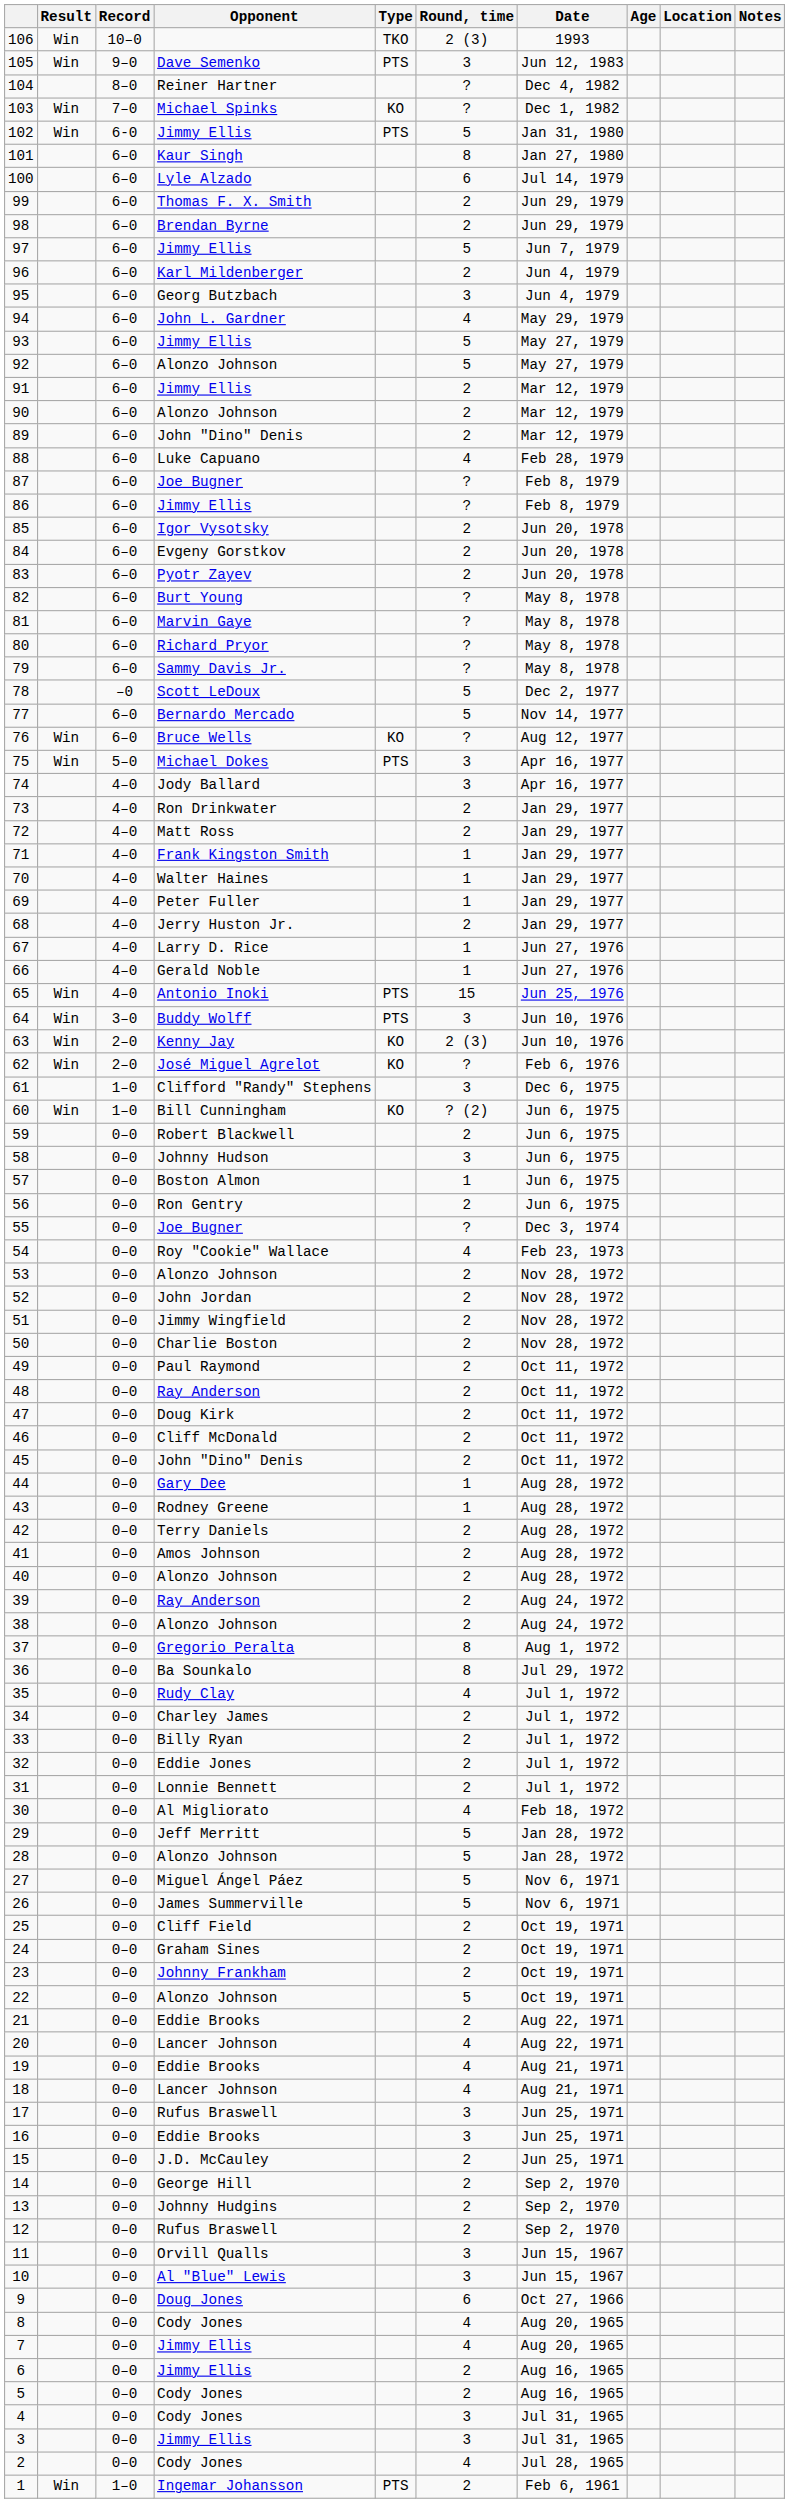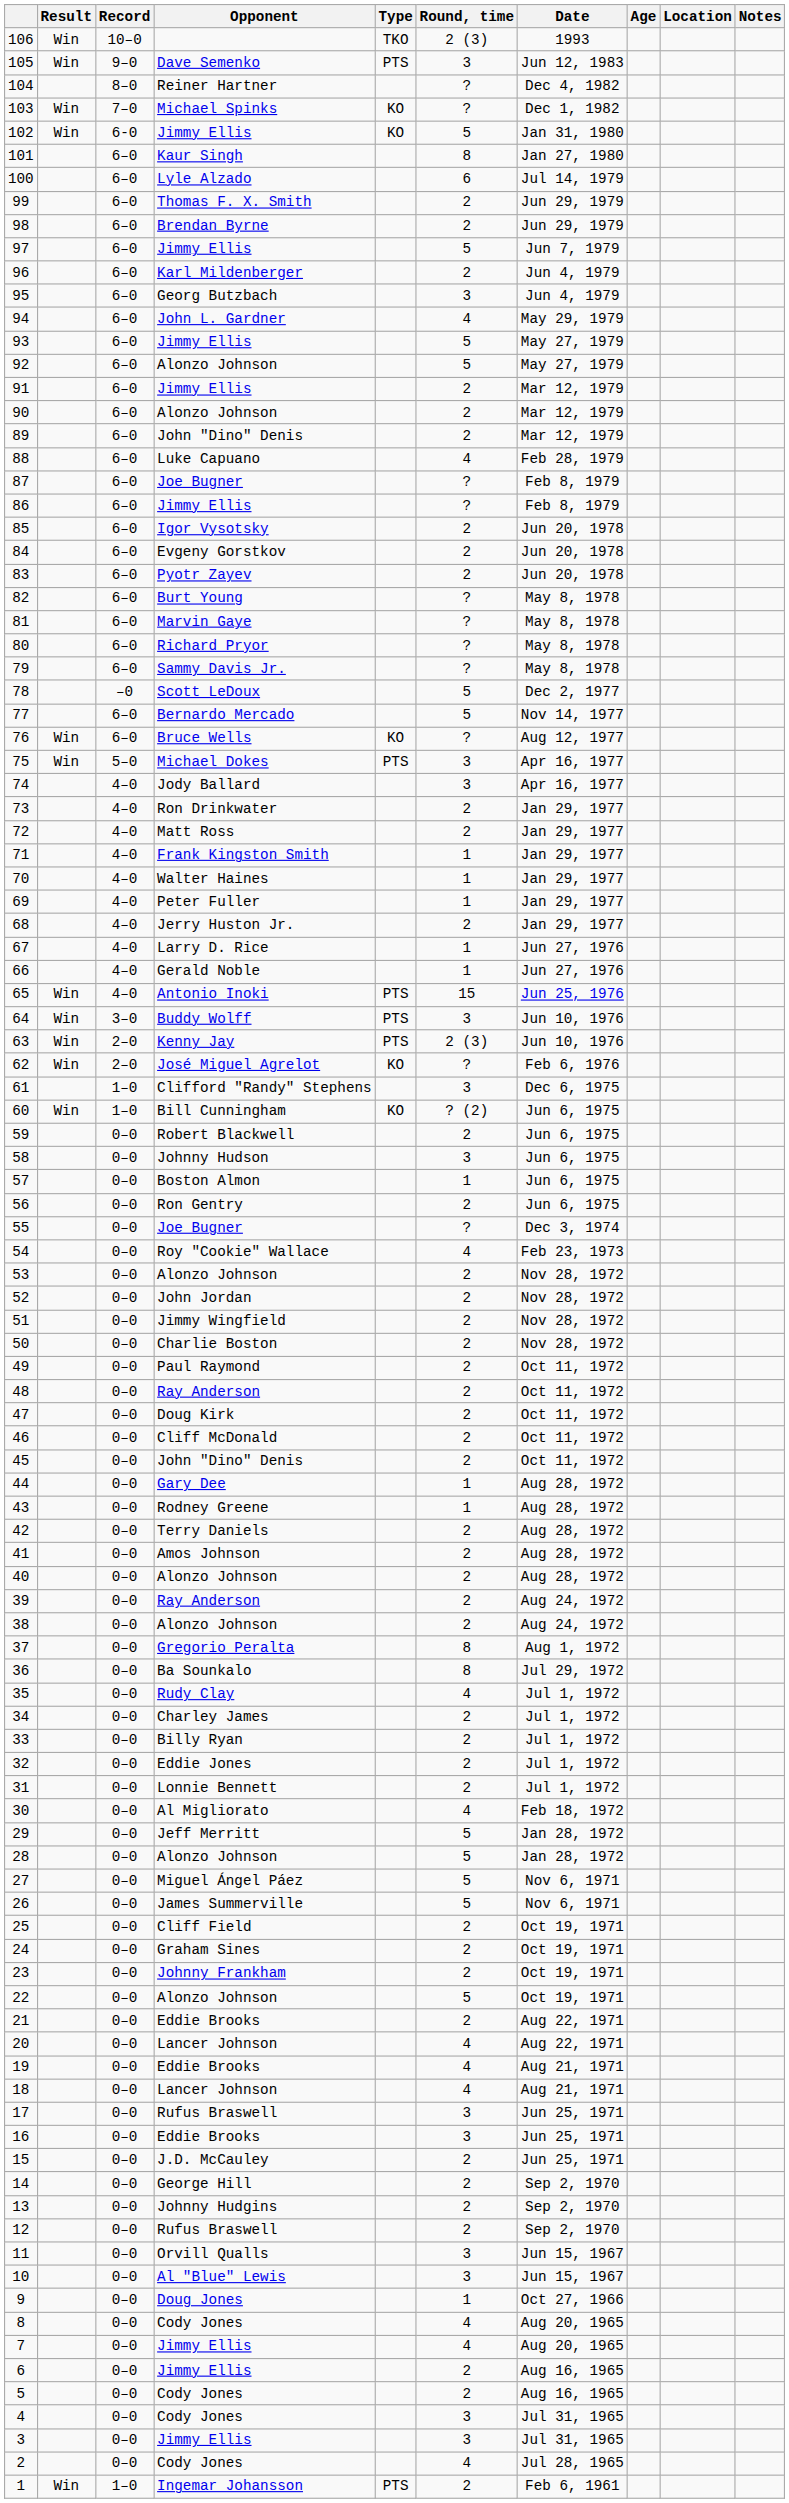(396, 133) PTS -> (396, 133) KO
(396, 1042) KO -> (396, 1042) PTS
(467, 2300) 6 -> (467, 2300) 1
